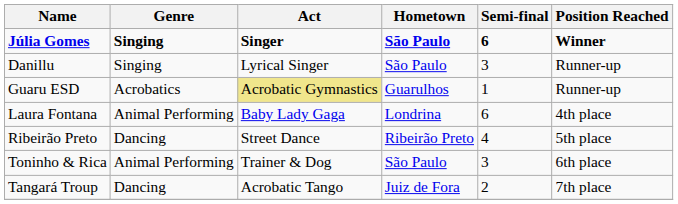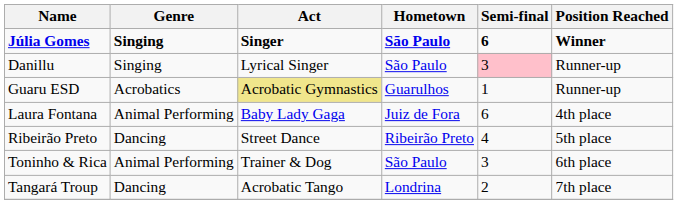(485, 65) no background -> (485, 65) pink background
(413, 114) Londrina -> (422, 114) Juiz de Fora
(422, 187) Juiz de Fora -> (413, 187) Londrina
